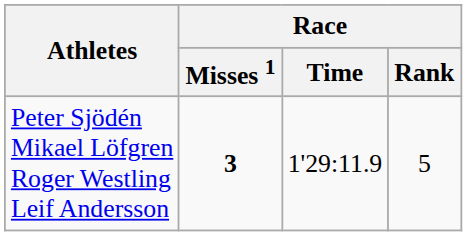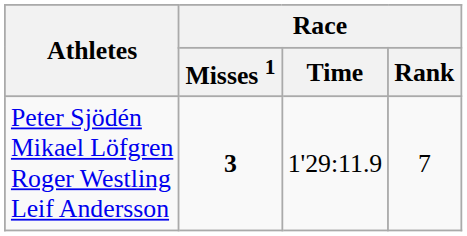(424, 163) 5 -> (424, 163) 7
